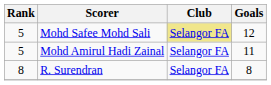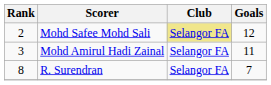(21, 32) 5 -> (21, 32) 2
(21, 51) 5 -> (21, 51) 3
(249, 70) 8 -> (249, 70) 7
